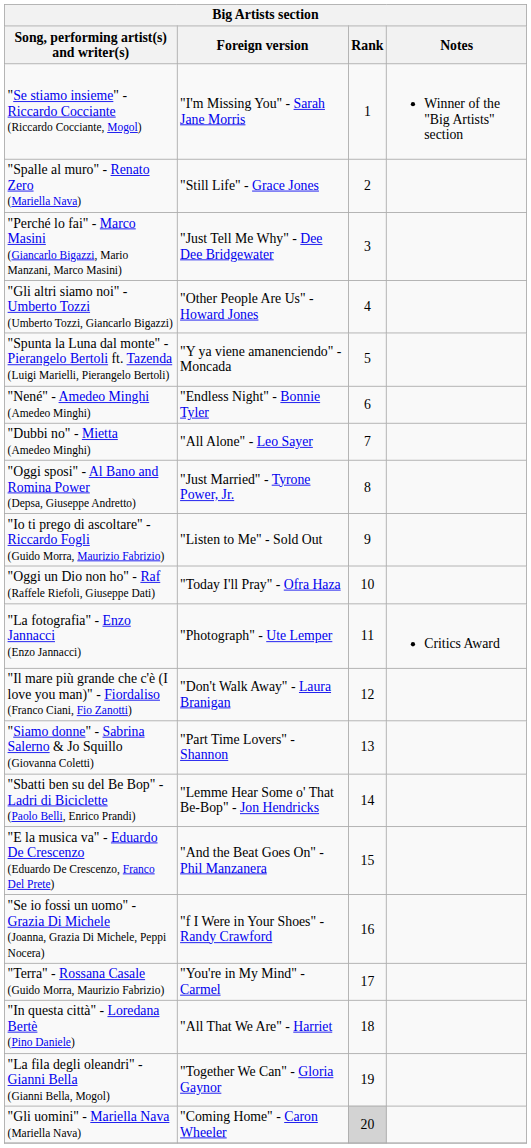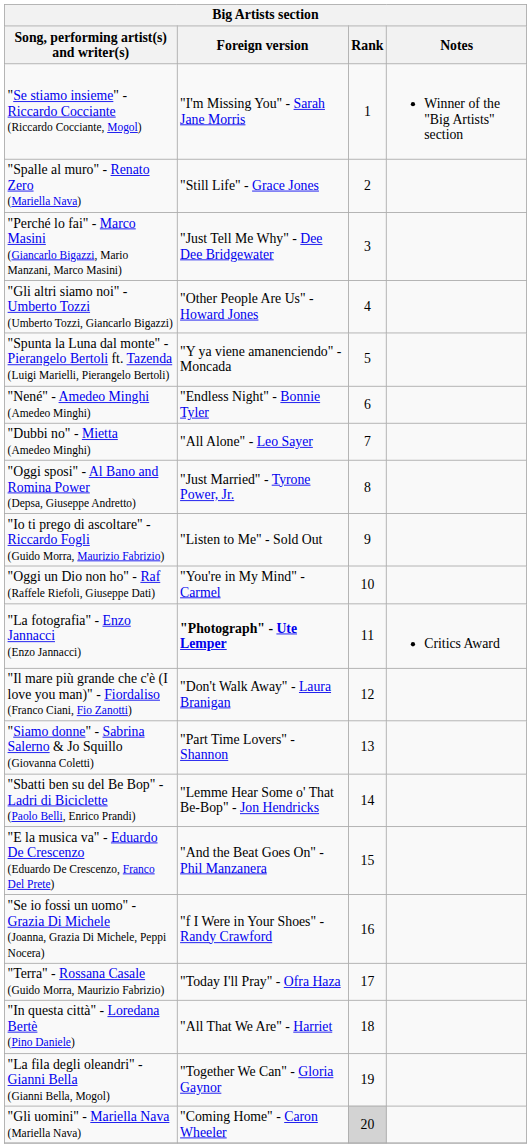(260, 584) "Today I'll Pray" - Ofra Haza -> (242, 584) "You're in My Mind" - Carmel
(256, 635) normal -> (239, 635) bold
(242, 981) "You're in My Mind" - Carmel -> (260, 981) "Today I'll Pray" - Ofra Haza
